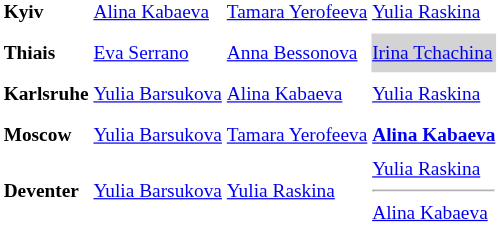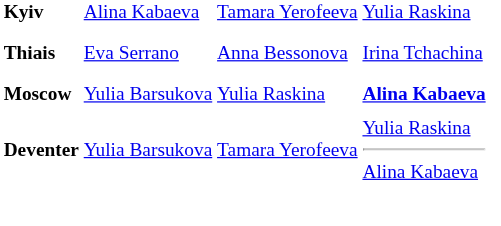(432, 52) lightgrey background -> (423, 52) no background
- row: (46, 93)
(297, 135) Tamara Yerofeeva -> (271, 93) Yulia Raskina
(281, 190) Yulia Raskina -> (287, 149) Tamara Yerofeeva
